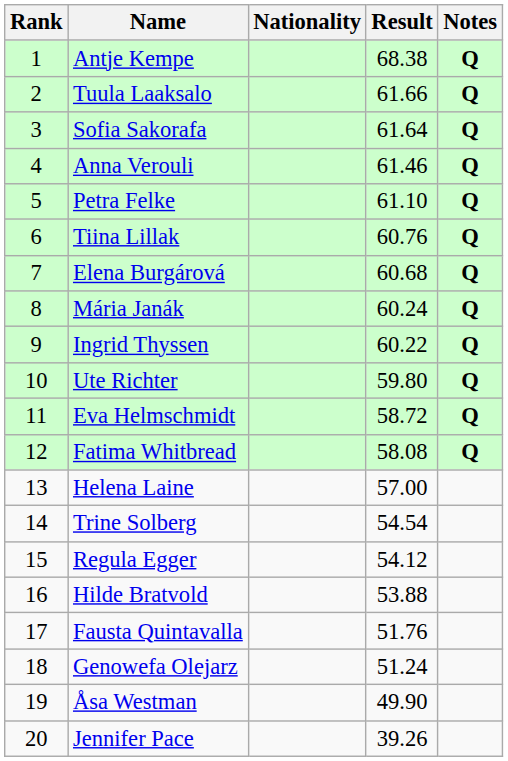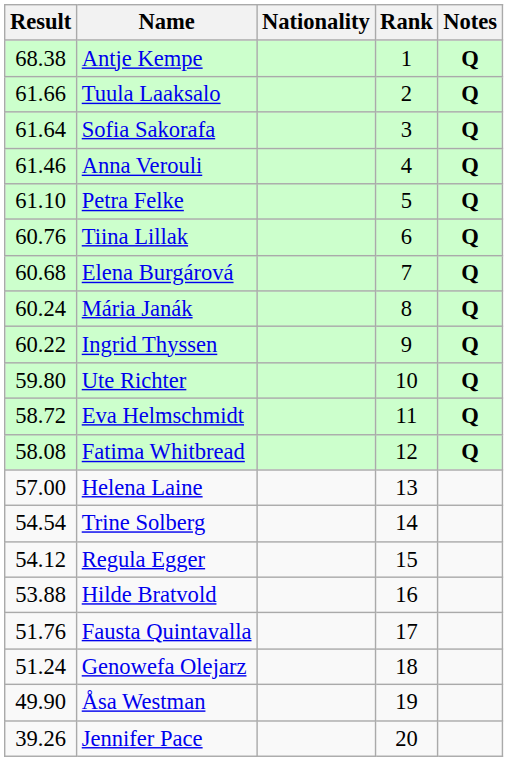columns swapped: (36, 22) <-> (402, 22)
